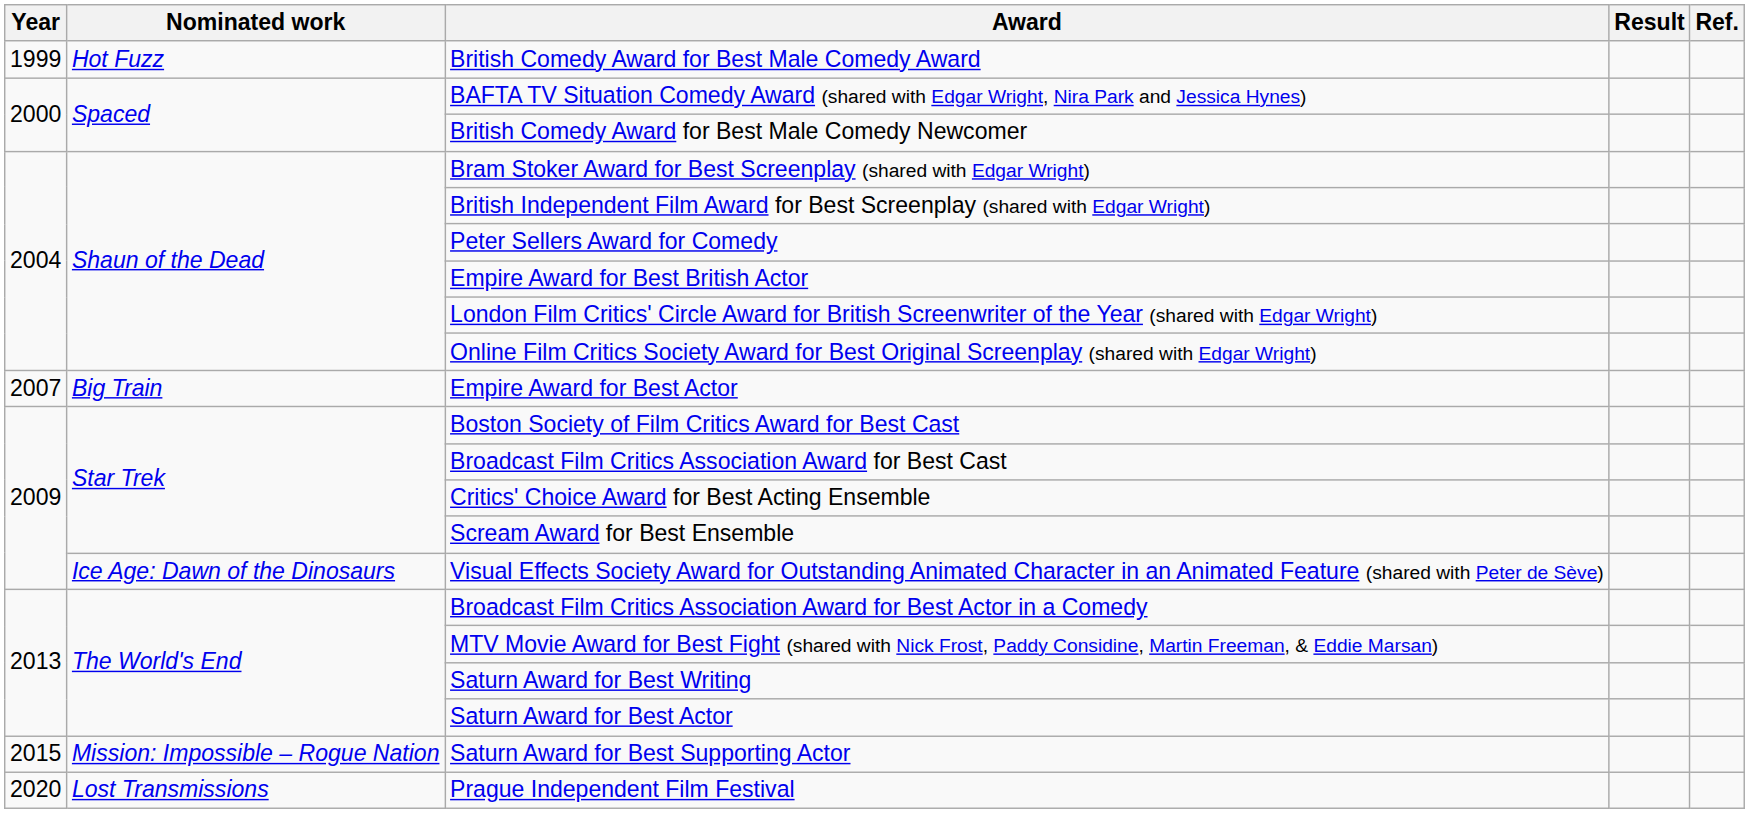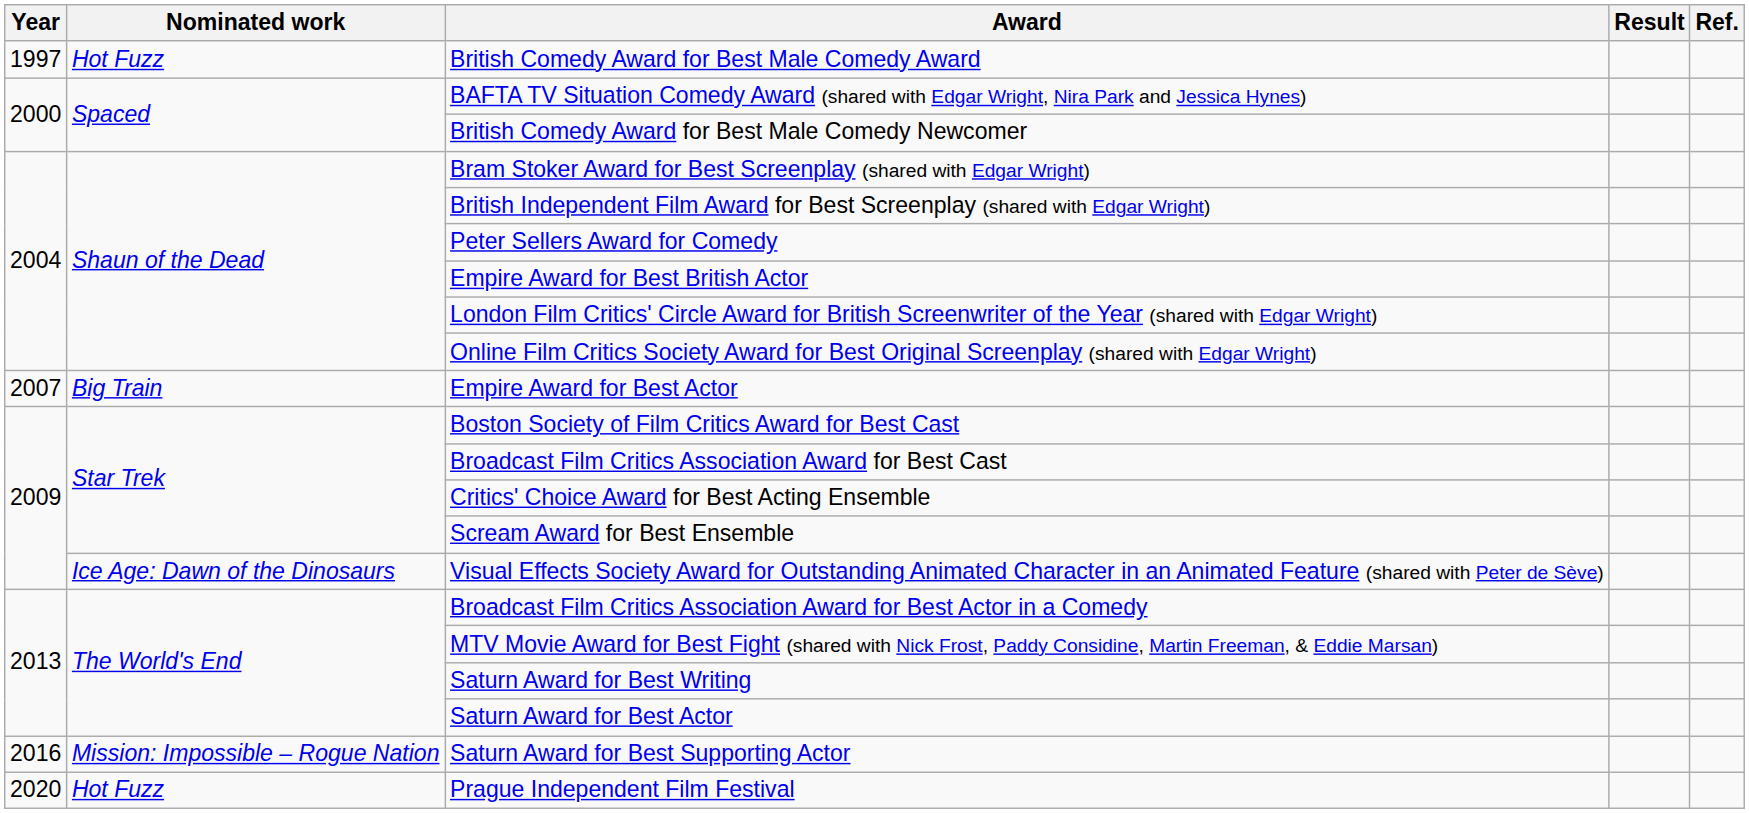(36, 59) 1999 -> (36, 59) 1997
(36, 753) 2015 -> (36, 753) 2016
(170, 790) Lost Transmissions -> (118, 790) Hot Fuzz
